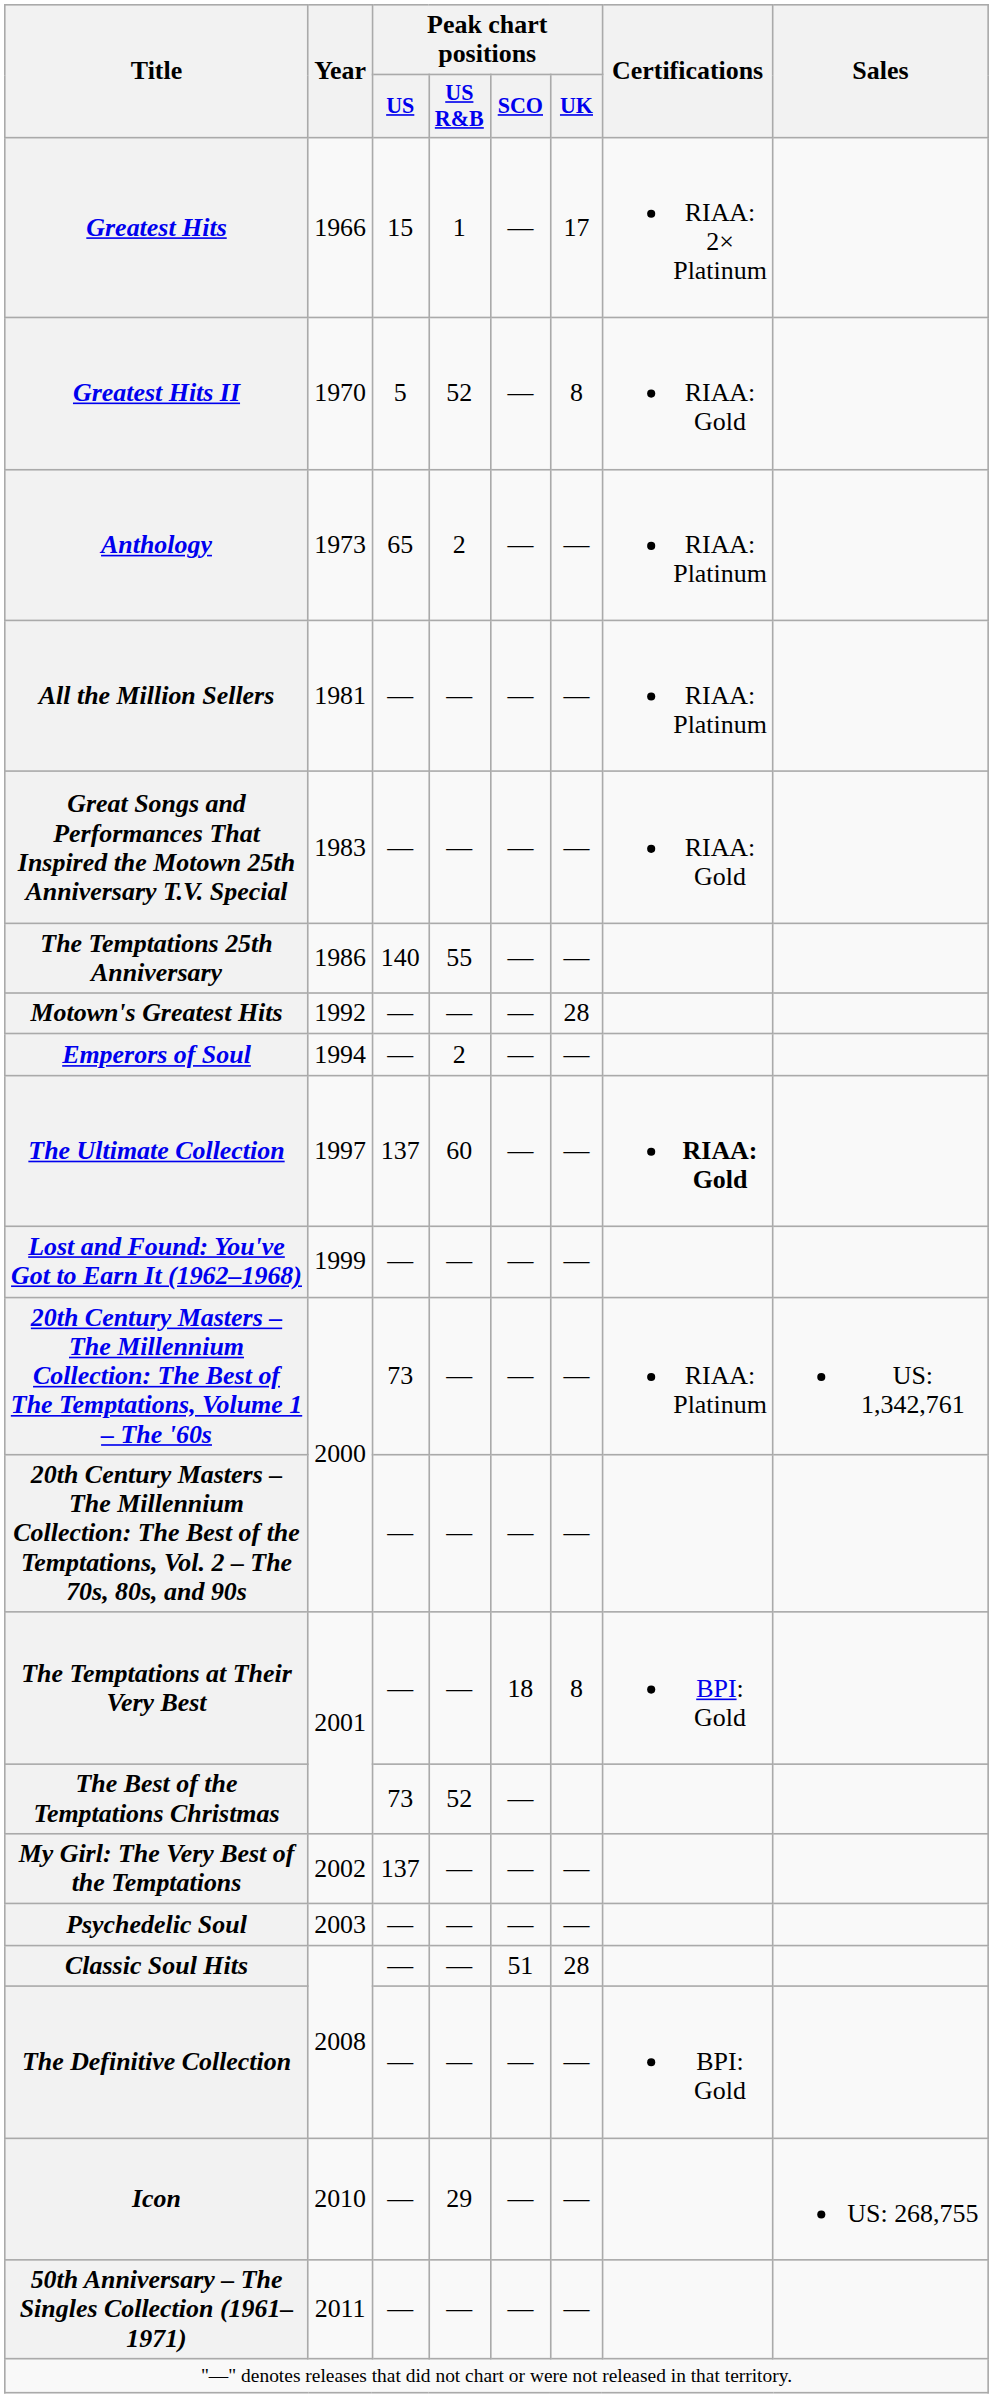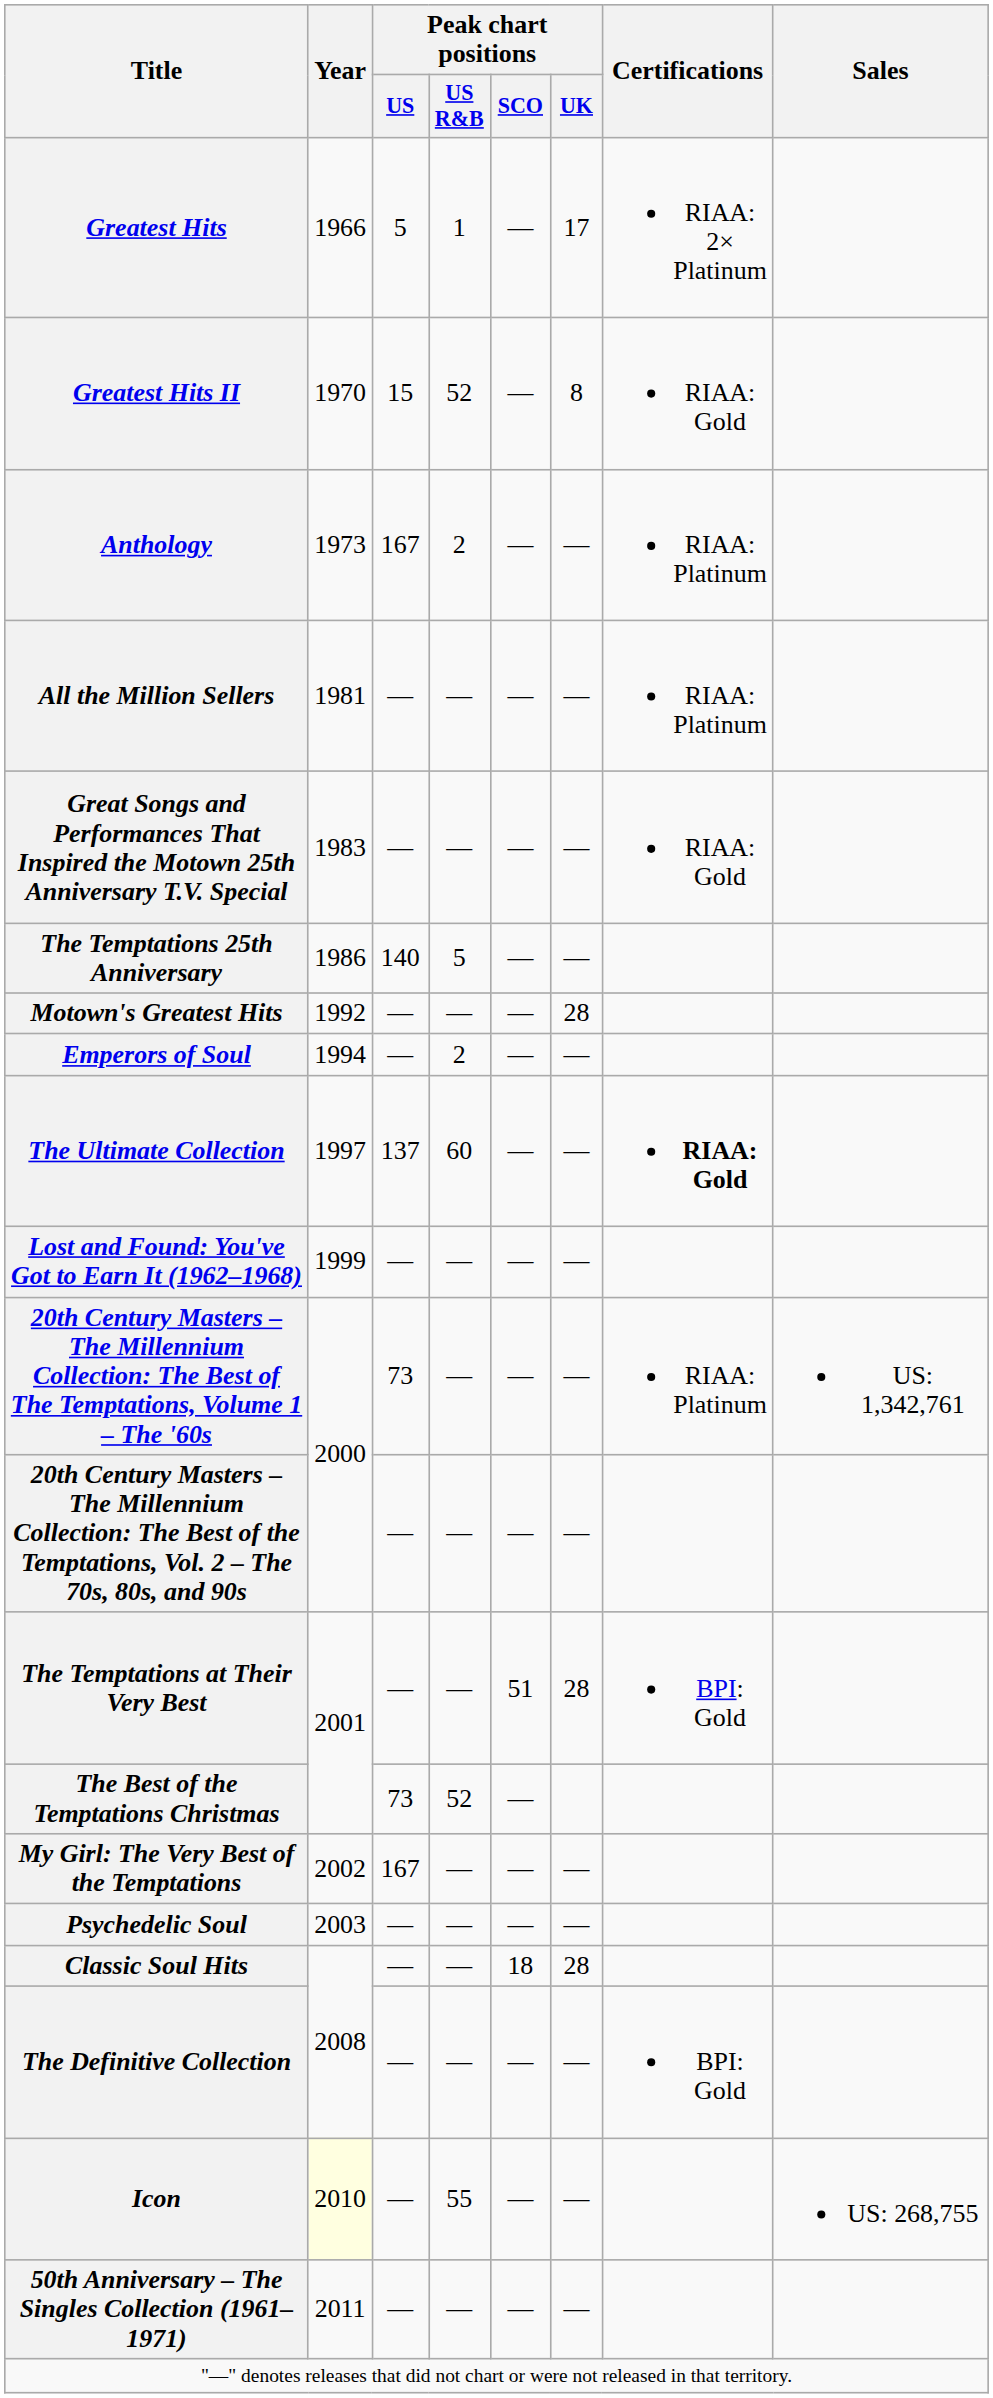(400, 227) 15 -> (400, 227) 5
(400, 393) 5 -> (400, 393) 15
(400, 544) 65 -> (400, 544) 167
(459, 957) 55 -> (459, 957) 5
(520, 1687) 18 -> (520, 1687) 51
(576, 1687) 8 -> (576, 1687) 28
(400, 1868) 137 -> (400, 1868) 167
(520, 1965) 51 -> (520, 1965) 18
(340, 2198) no background -> (340, 2198) lightyellow background
(459, 2198) 29 -> (459, 2198) 55
